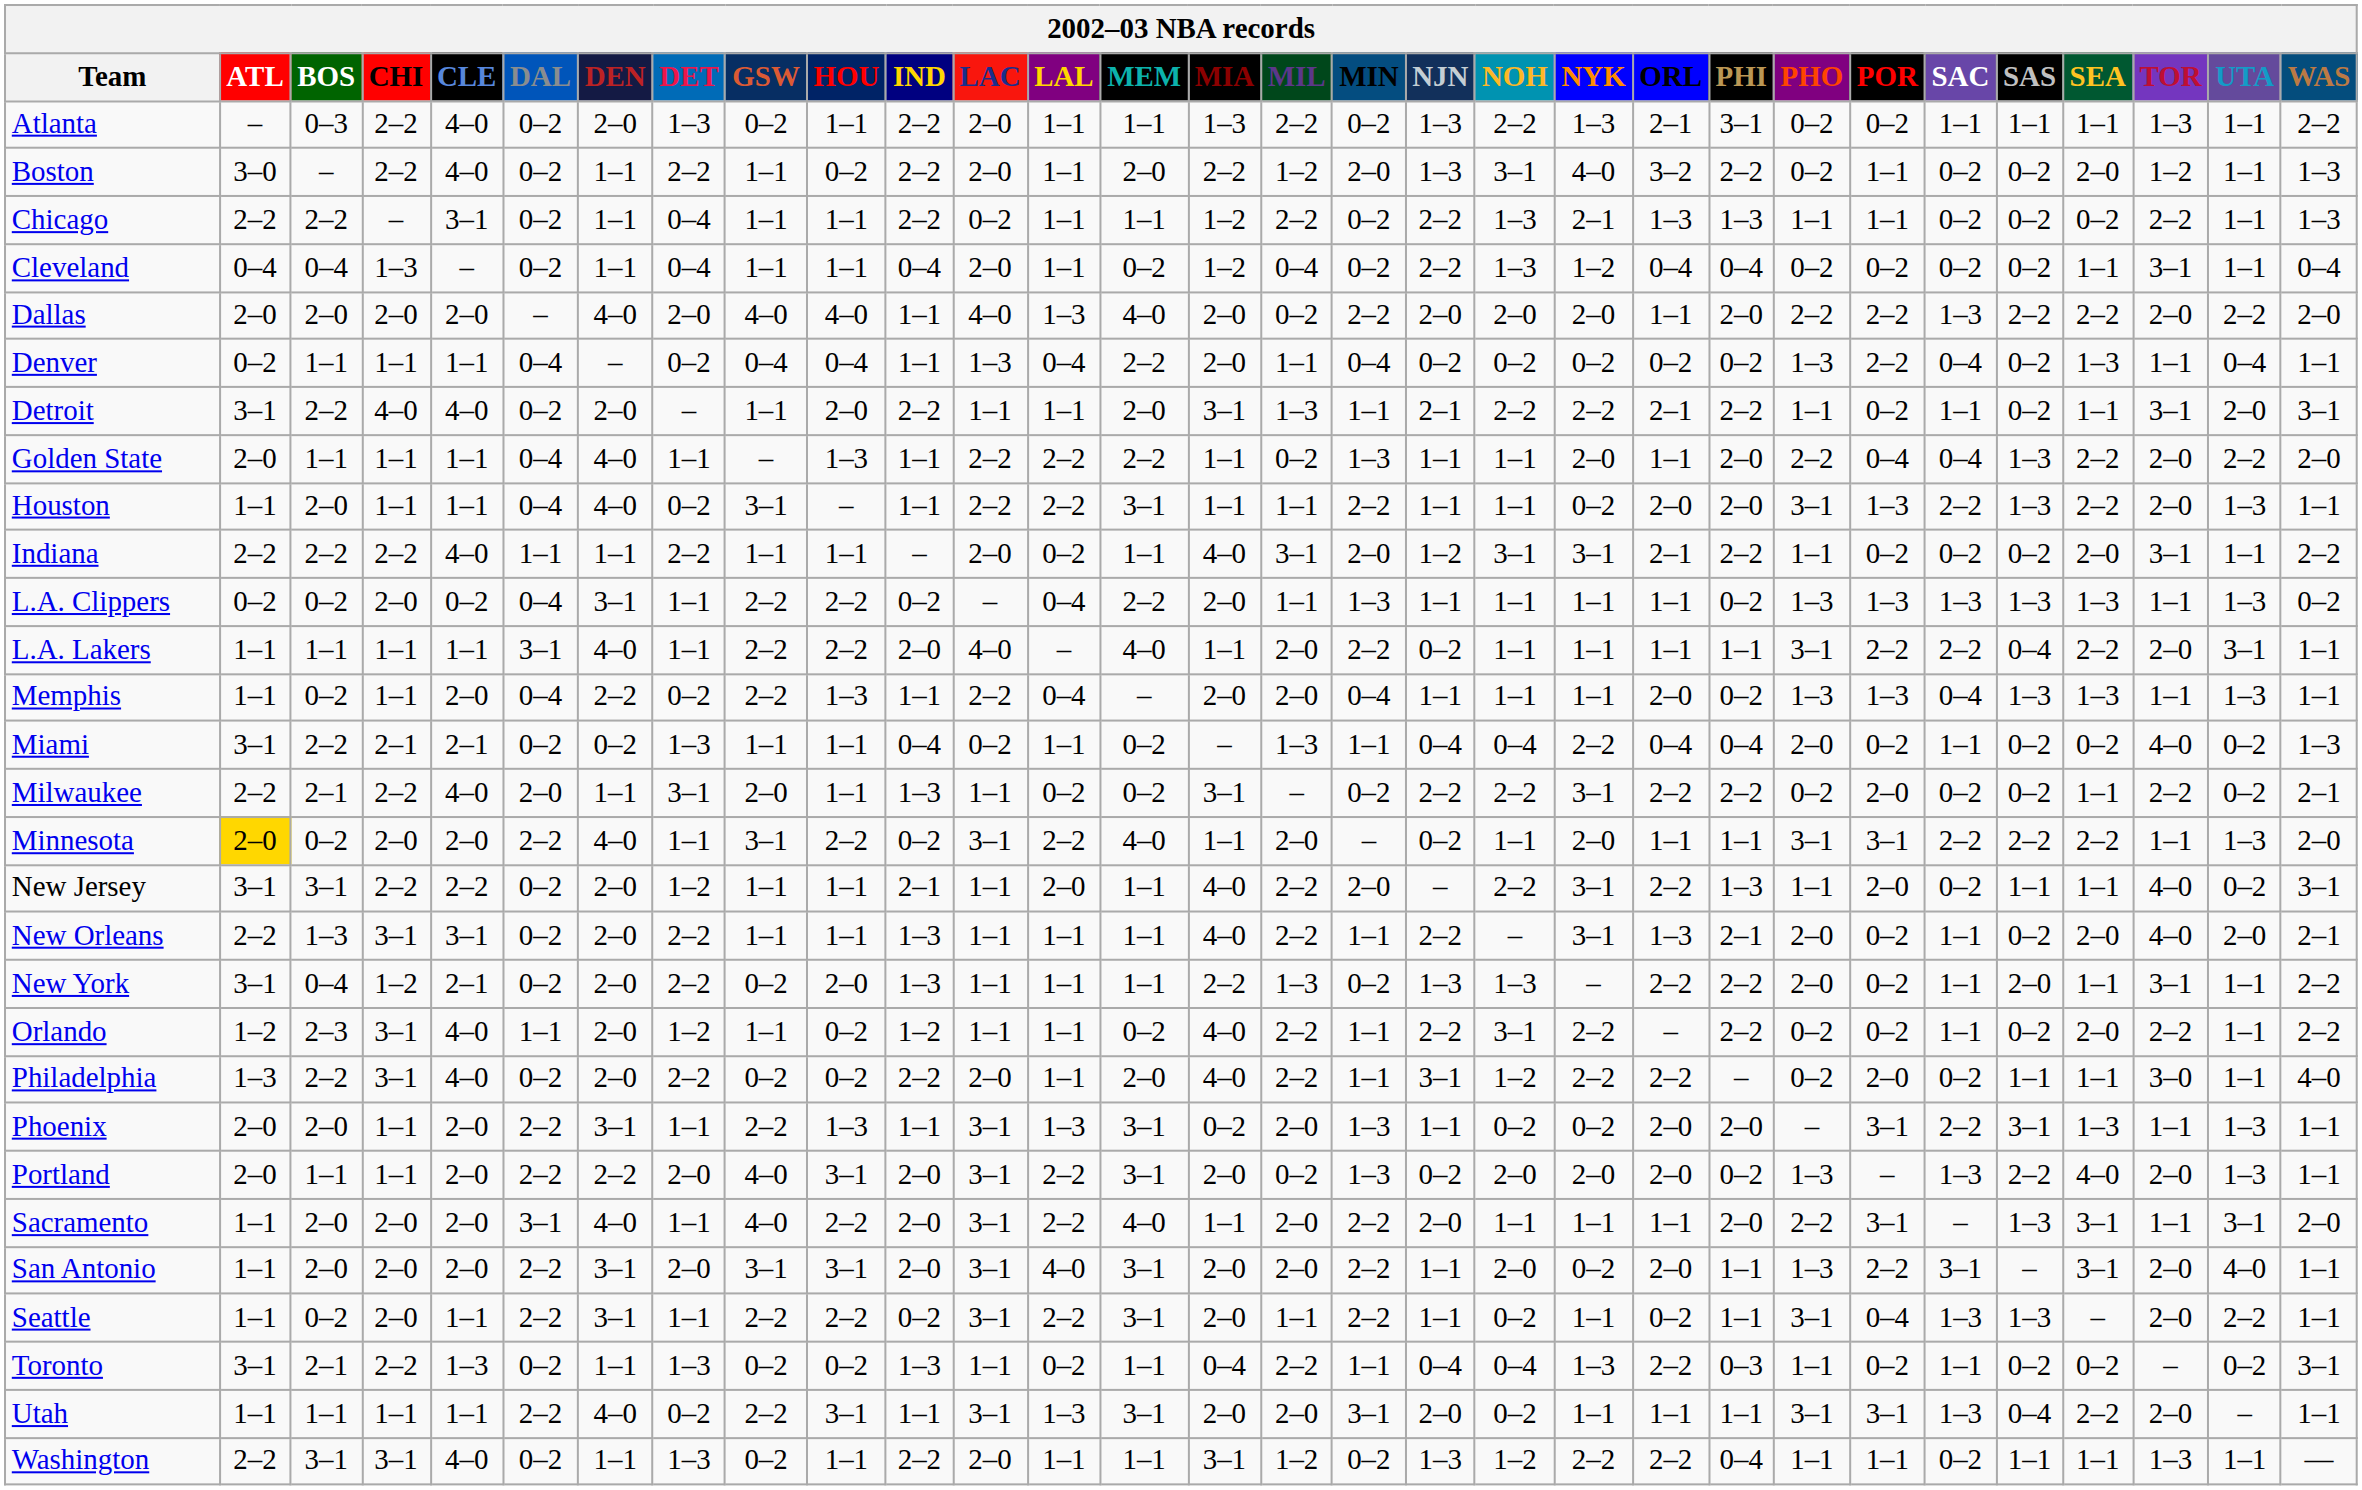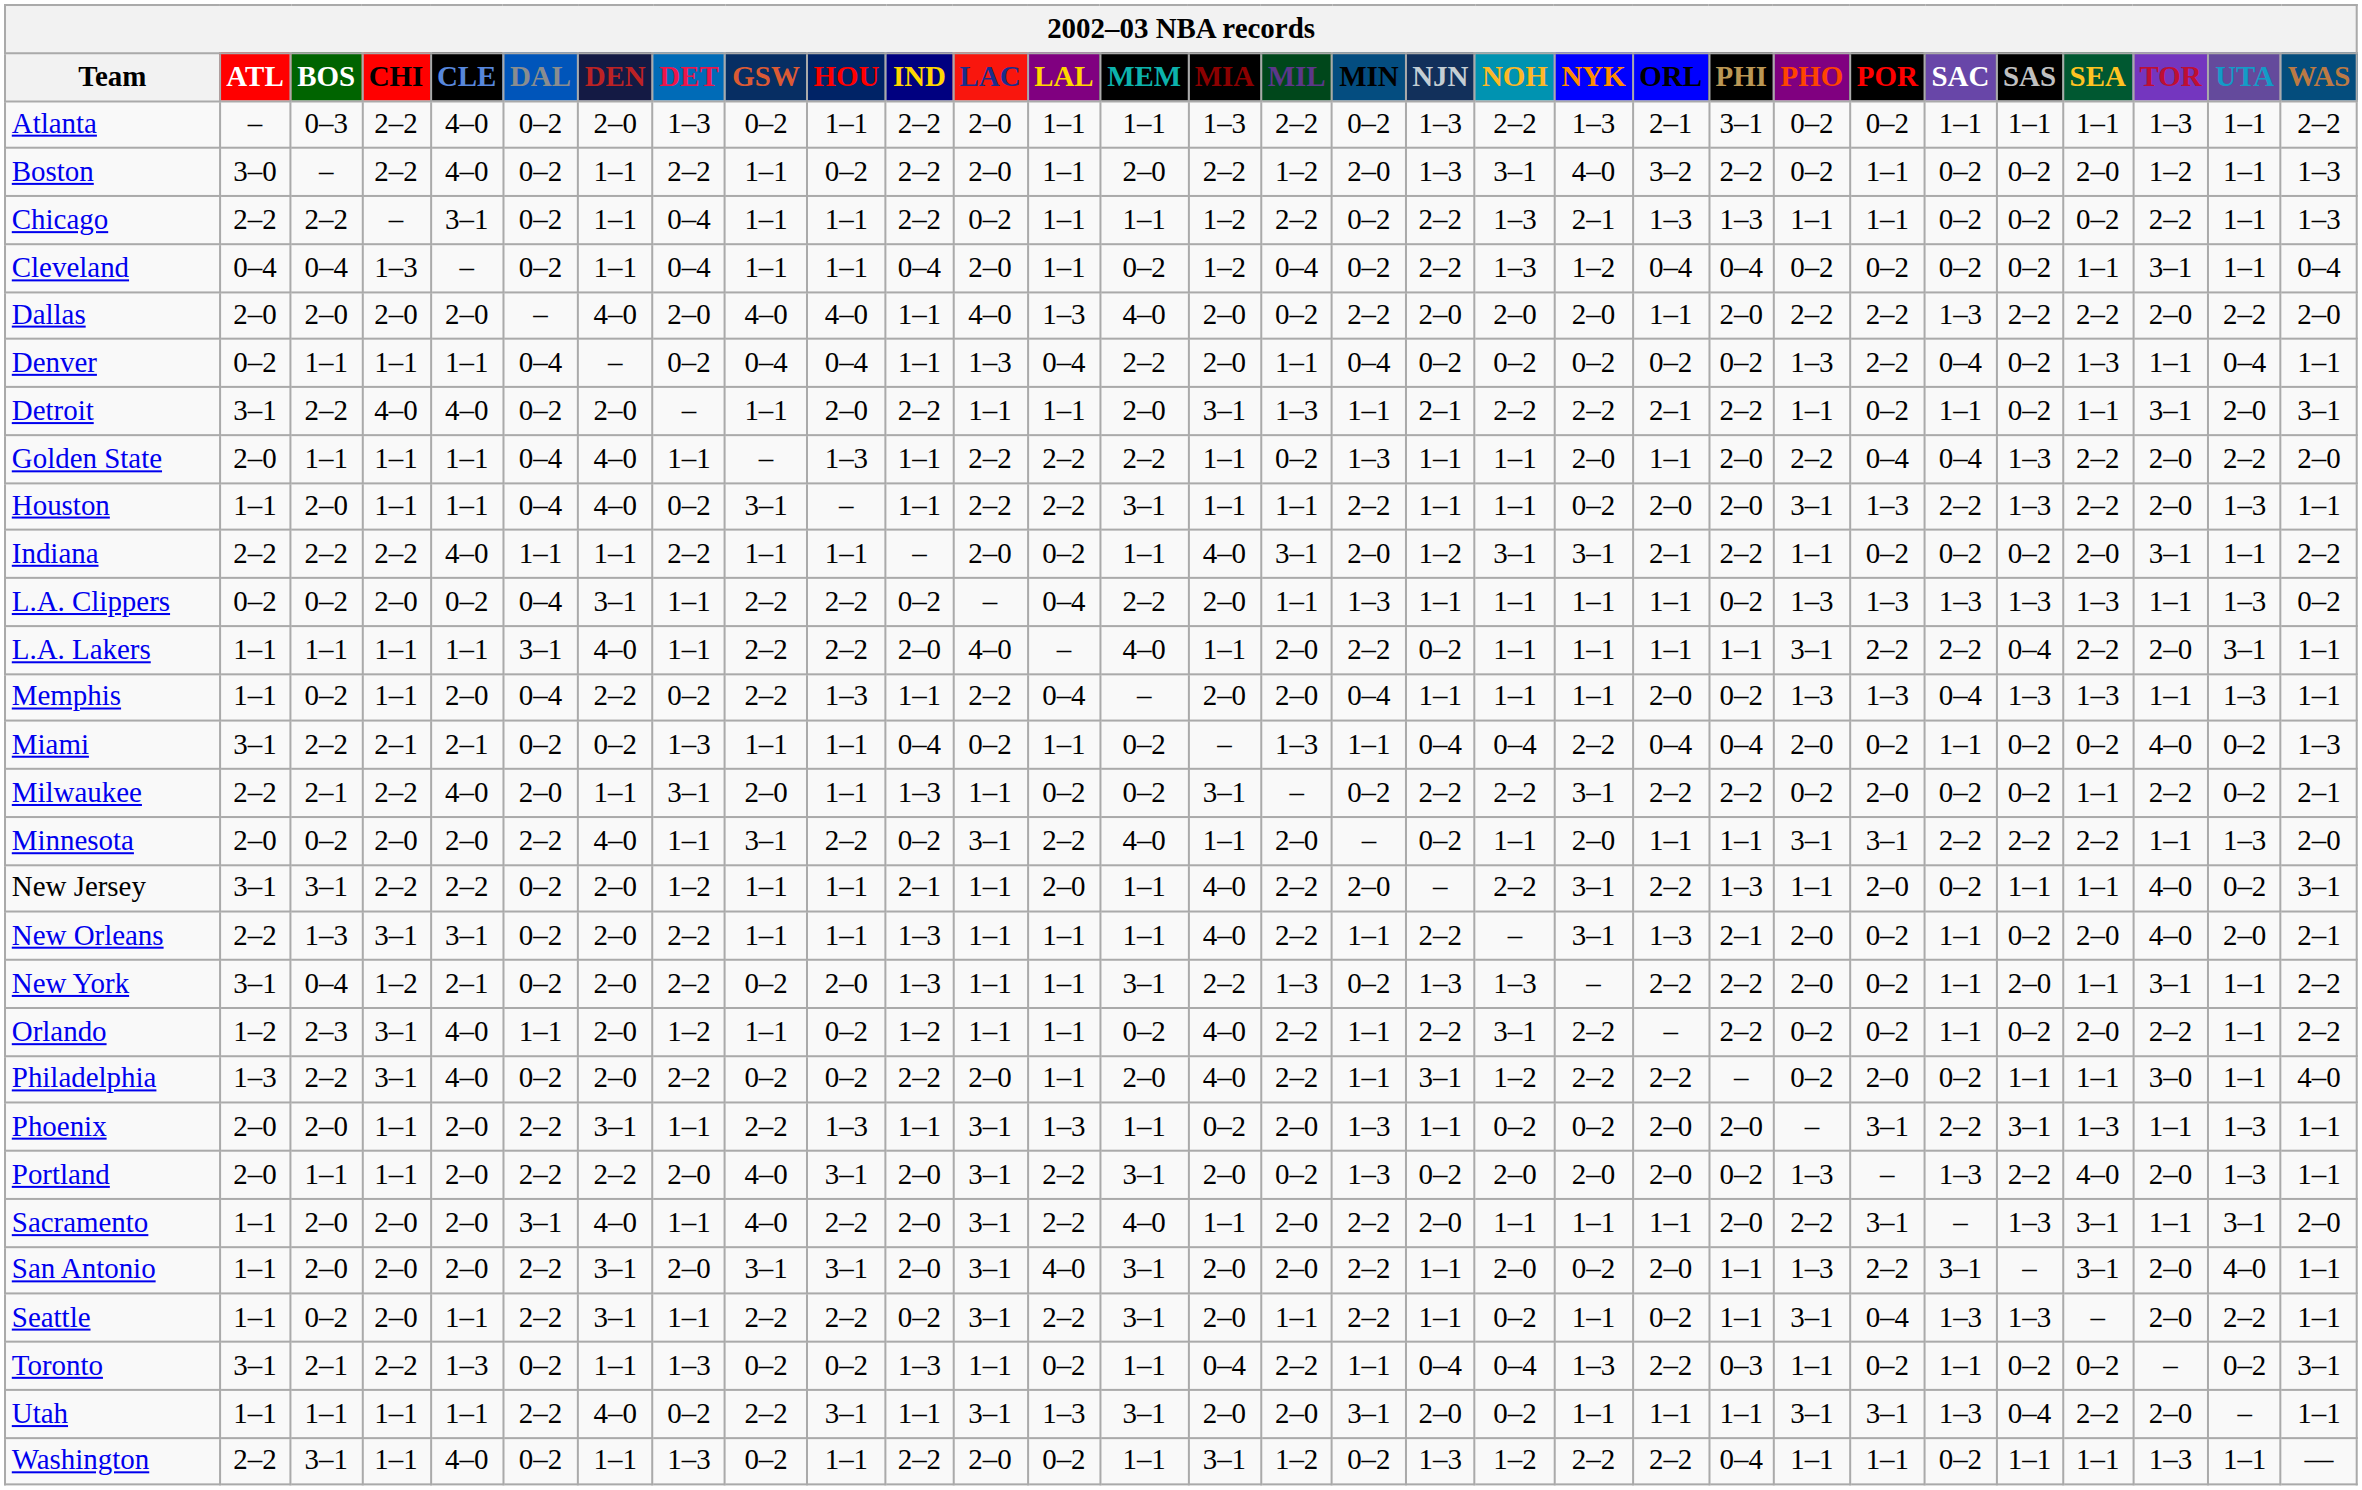(255, 840) gold background -> (255, 840) no background
(1144, 983) 1–1 -> (1144, 983) 3–1
(1144, 1126) 3–1 -> (1144, 1126) 1–1
(396, 1460) 3–1 -> (396, 1460) 1–1
(1064, 1460) 1–1 -> (1064, 1460) 0–2
